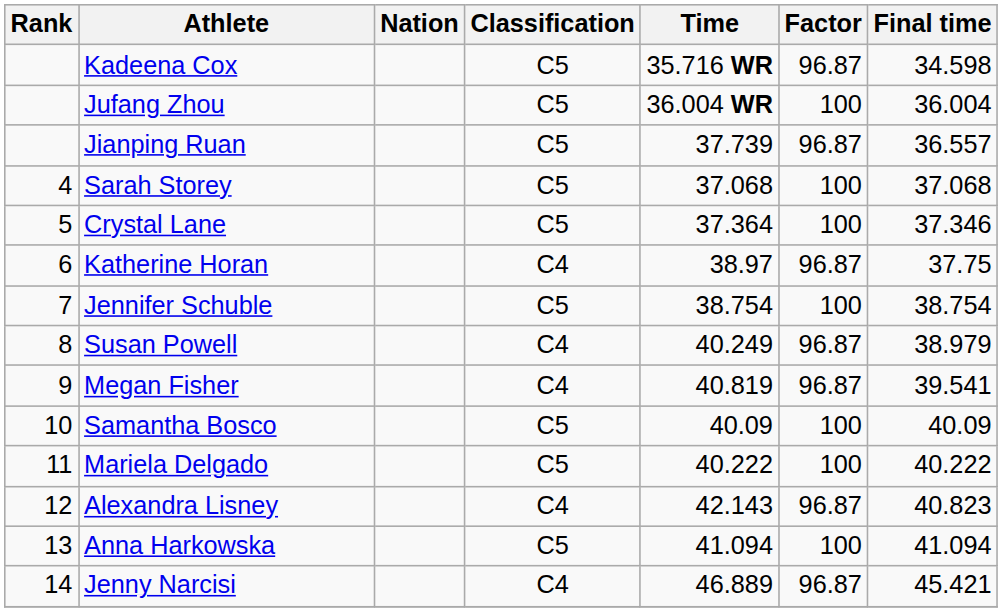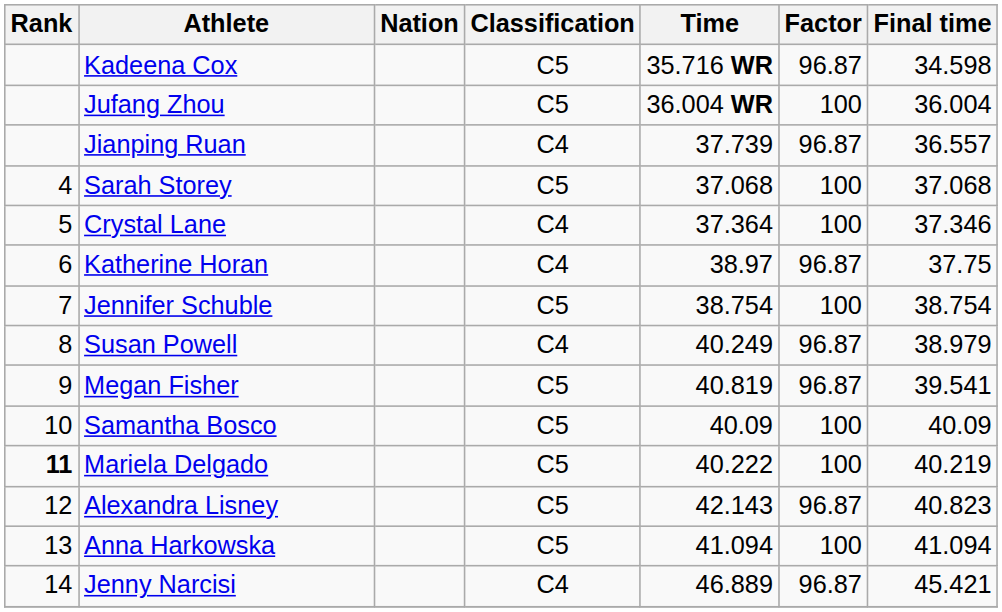(553, 144) C5 -> (553, 144) C4
(553, 225) C5 -> (553, 225) C4
(553, 385) C4 -> (553, 385) C5
(59, 465) normal -> (59, 465) bold
(953, 465) 40.222 -> (953, 465) 40.219
(553, 505) C4 -> (553, 505) C5
